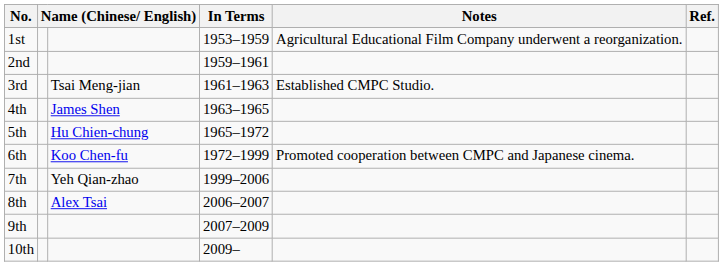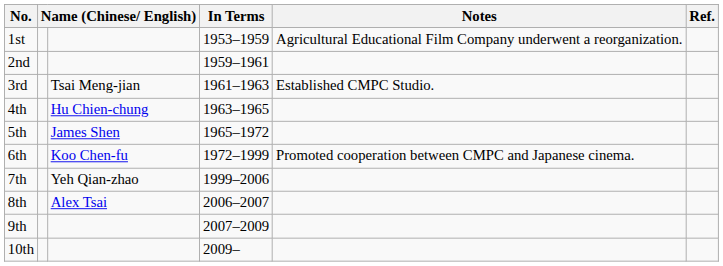(85, 109) James Shen -> (100, 109) Hu Chien-chung
(100, 132) Hu Chien-chung -> (85, 132) James Shen
